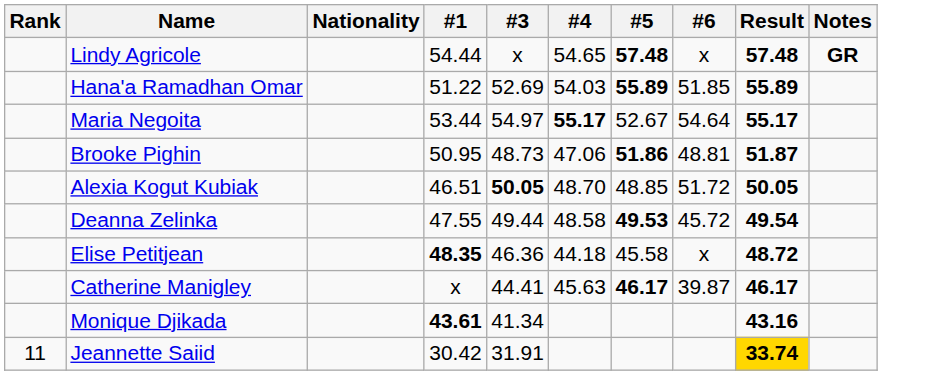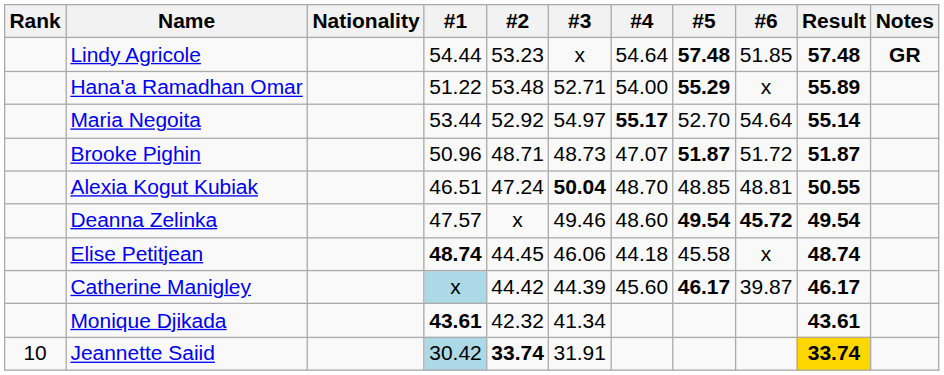+ column: (518, 21)
(580, 54) 54.65 -> (642, 54) 54.64
(704, 54) x -> (766, 54) 51.85
(518, 87) 52.69 -> (580, 87) 52.71
(580, 87) 54.03 -> (642, 87) 54.00
(642, 87) 55.89 -> (704, 87) 55.29
(704, 87) 51.85 -> (766, 87) x
(642, 120) 52.67 -> (704, 120) 52.70
(772, 120) 55.17 -> (834, 120) 55.14
(455, 154) 50.95 -> (455, 154) 50.96
(580, 154) 47.06 -> (642, 154) 47.07
(642, 154) 51.86 -> (704, 154) 51.87
(704, 154) 48.81 -> (766, 154) 51.72
(518, 187) 50.05 -> (580, 187) 50.04
(704, 187) 51.72 -> (766, 187) 48.81
(772, 187) 50.05 -> (834, 187) 50.55
(455, 220) 47.55 -> (455, 220) 47.57
(518, 220) 49.44 -> (580, 220) 49.46
(580, 220) 48.58 -> (642, 220) 48.60
(642, 220) 49.53 -> (704, 220) 49.54
(704, 220) normal -> (766, 220) bold
(455, 253) 48.35 -> (455, 253) 48.74
(518, 253) 46.36 -> (580, 253) 46.06
(772, 253) 48.72 -> (834, 253) 48.74
(455, 287) no background -> (455, 287) lightblue background
(518, 287) 44.41 -> (580, 287) 44.39
(580, 287) 45.63 -> (642, 287) 45.60
(772, 320) 43.16 -> (834, 320) 43.61
(35, 353) 11 -> (35, 353) 10
(455, 353) no background -> (455, 353) lightblue background
